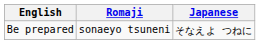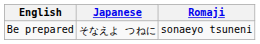columns swapped: (214, 13) <-> (125, 13)
